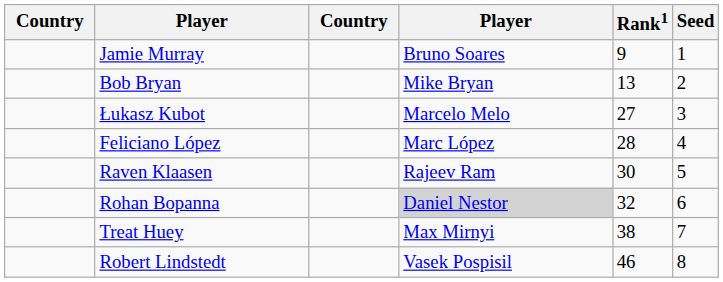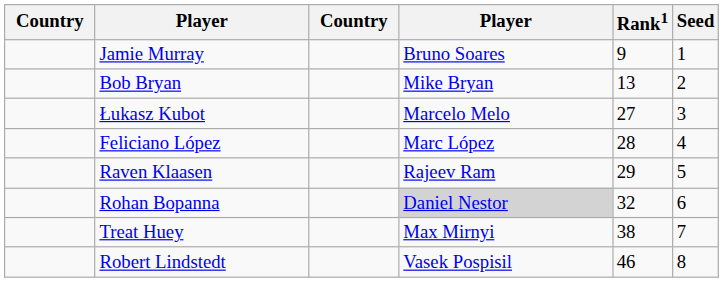(626, 172) 30 -> (626, 172) 29
